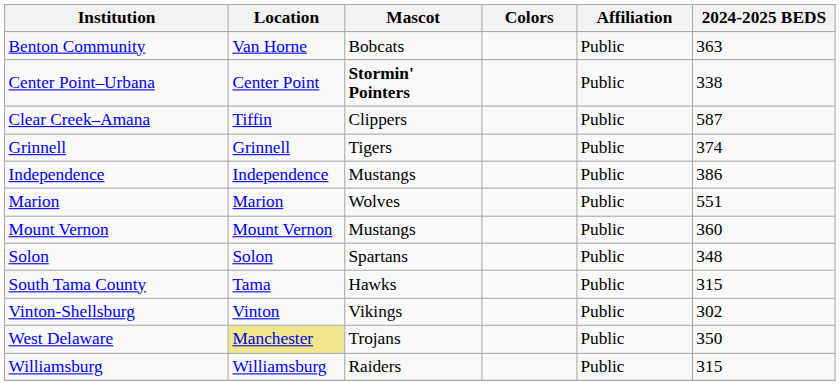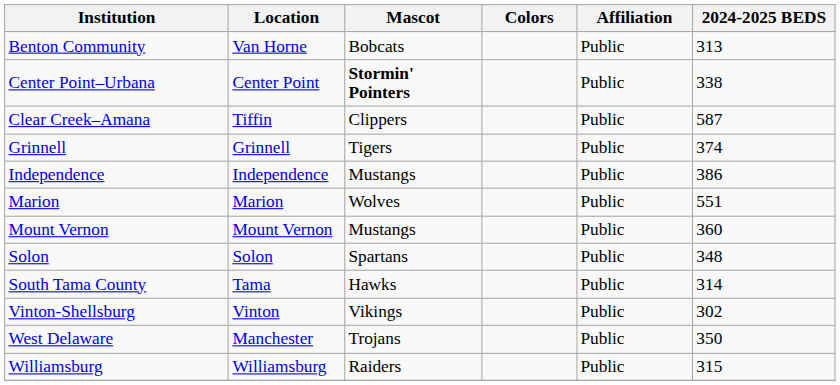(709, 45) 363 -> (709, 45) 313
(709, 284) 315 -> (709, 284) 314
(273, 339) khaki background -> (273, 339) no background
